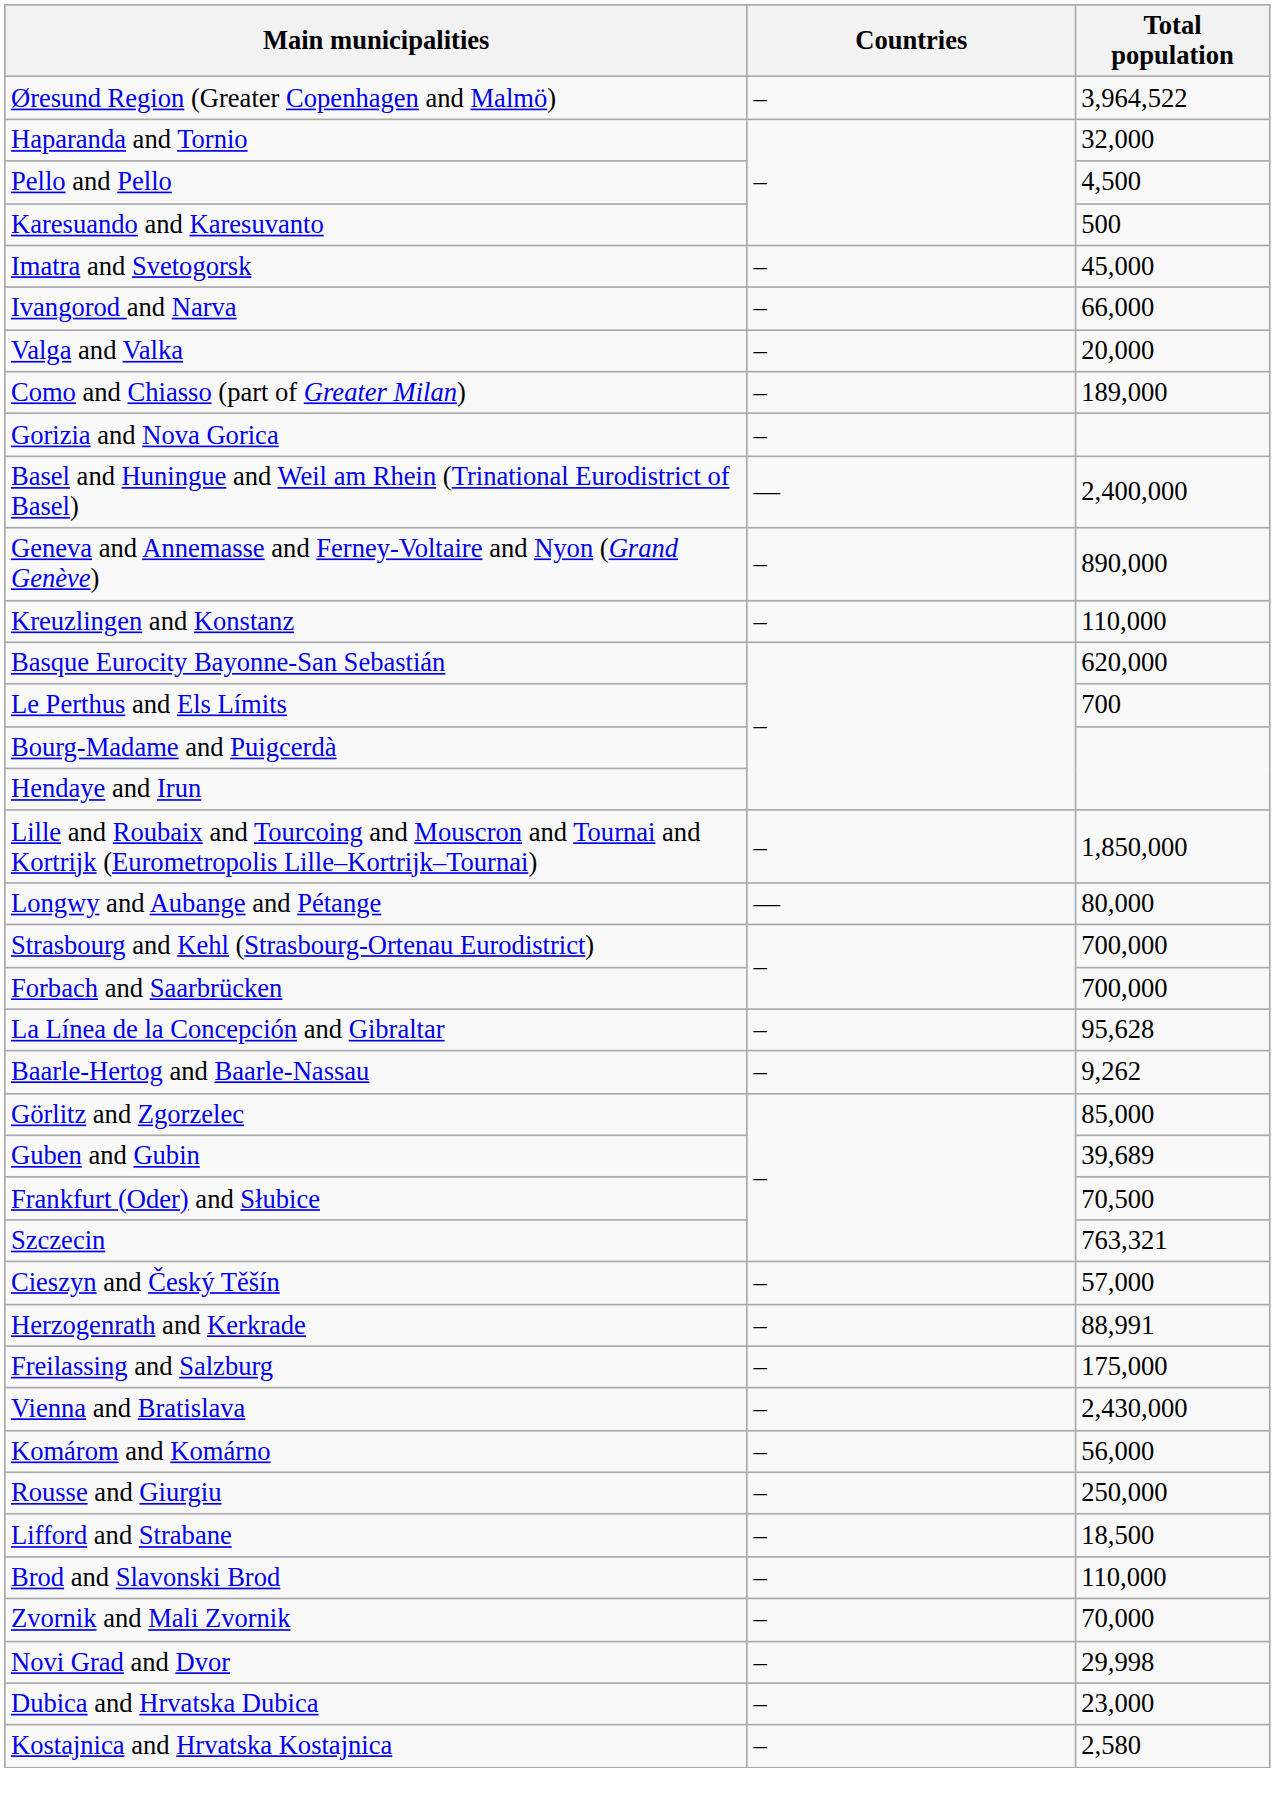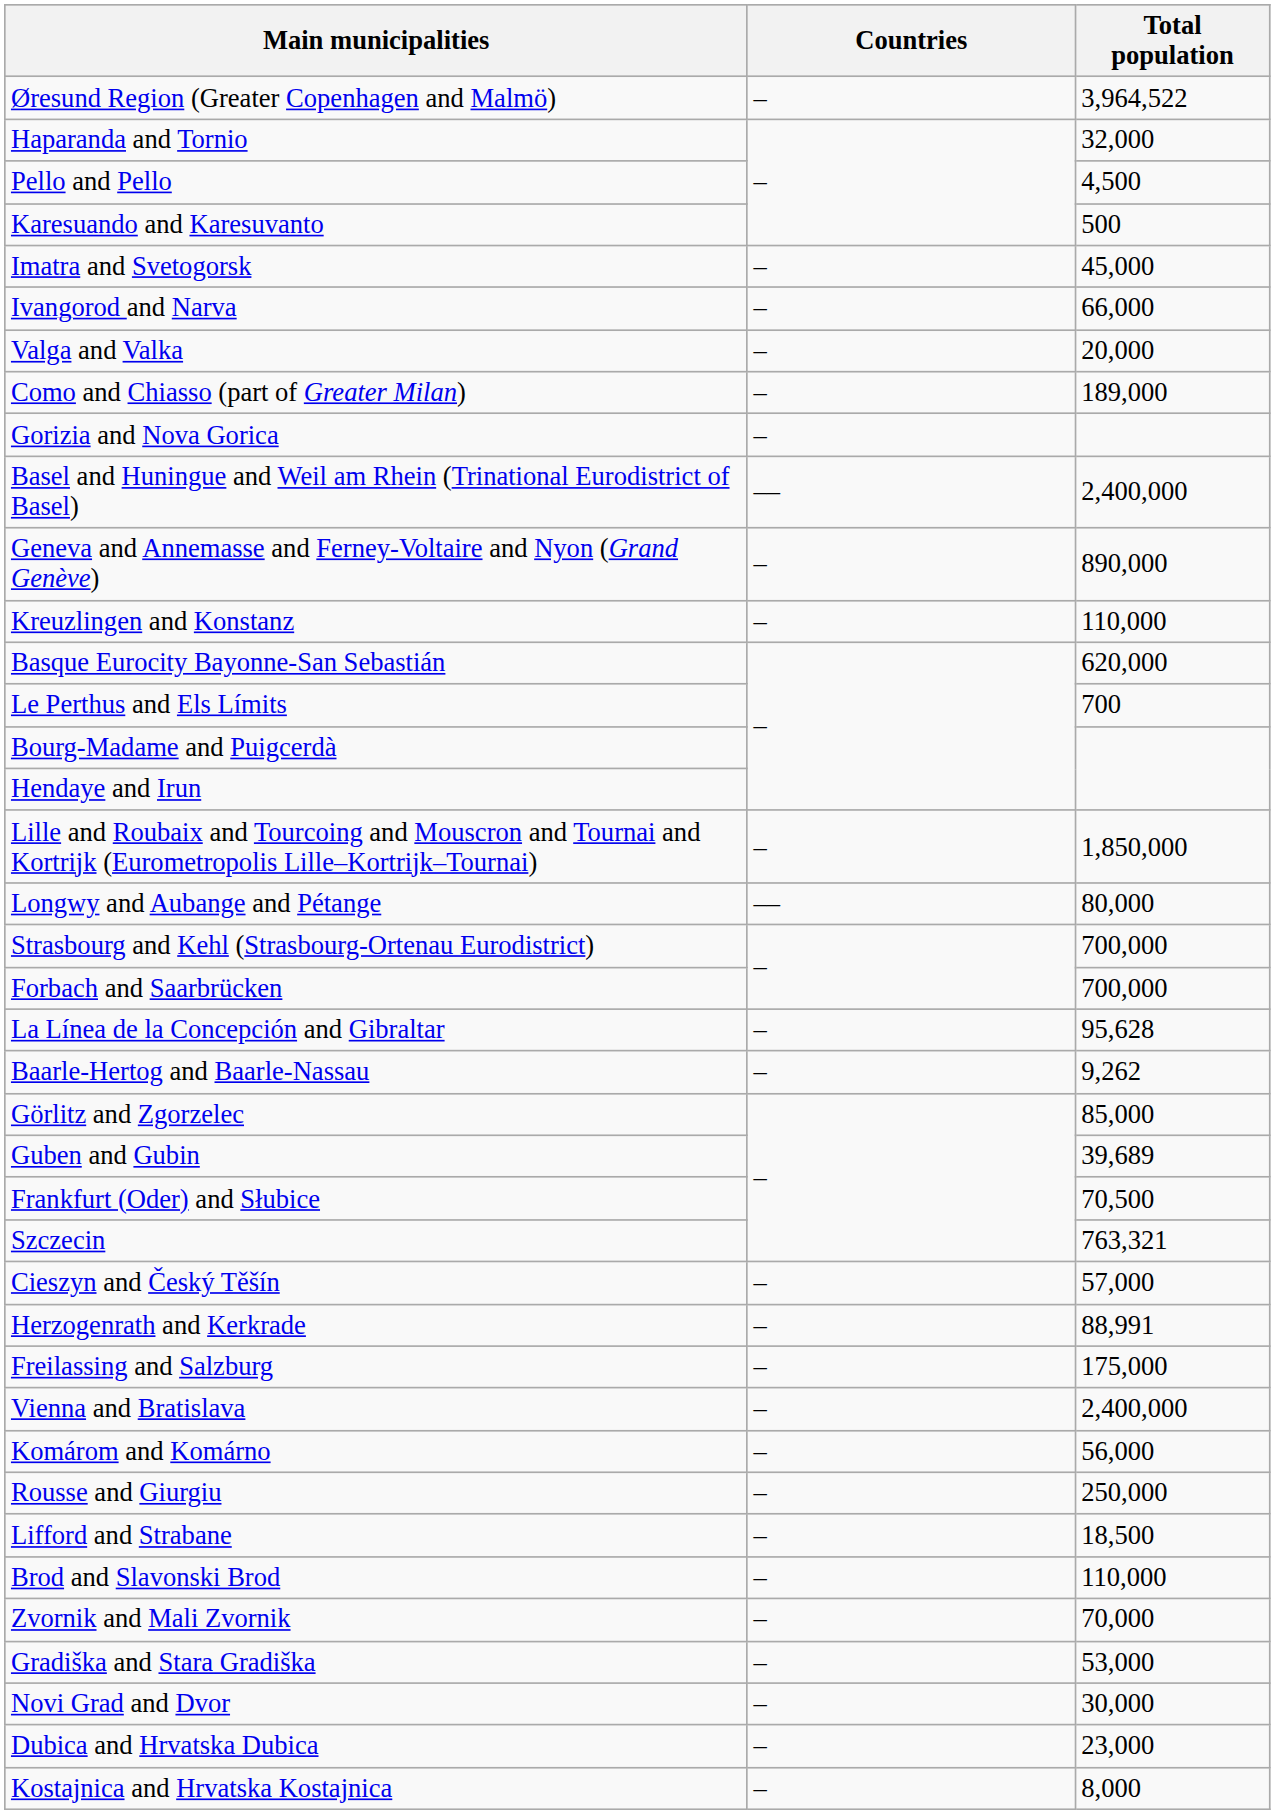(1134, 1408) 2,430,000 -> (1134, 1408) 2,400,000
+ row: (163, 1661)
(1118, 1661) 29,998 -> (1118, 1703) 30,000
(1111, 1745) 2,580 -> (1111, 1787) 8,000
